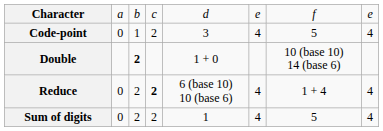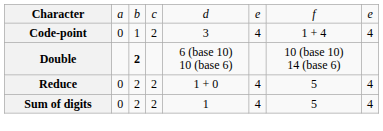(314, 33) 5 -> (314, 33) 1 + 4
(206, 58) 1 + 0 -> (206, 58) 6 (base 10) 10 (base 6)
(154, 91) bold -> (154, 84) normal
(206, 91) 6 (base 10) 10 (base 6) -> (206, 84) 1 + 0
(314, 91) 1 + 4 -> (314, 84) 5
